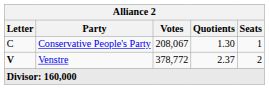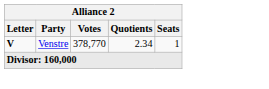- row: (94, 44)
(172, 60) 378,772 -> (89, 44) 378,770
(226, 60) 2.37 -> (144, 44) 2.34
(259, 60) 2 -> (177, 44) 1
